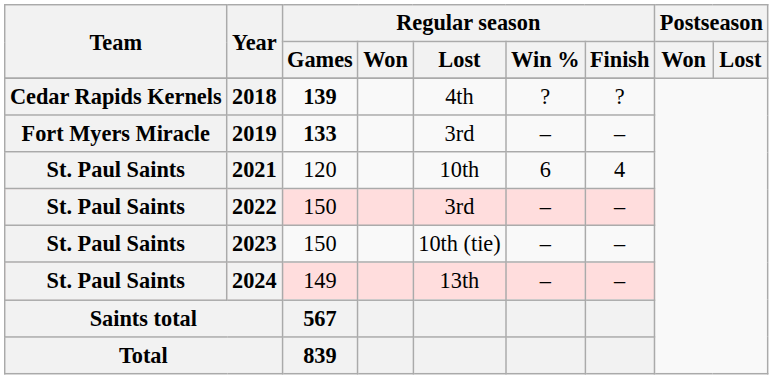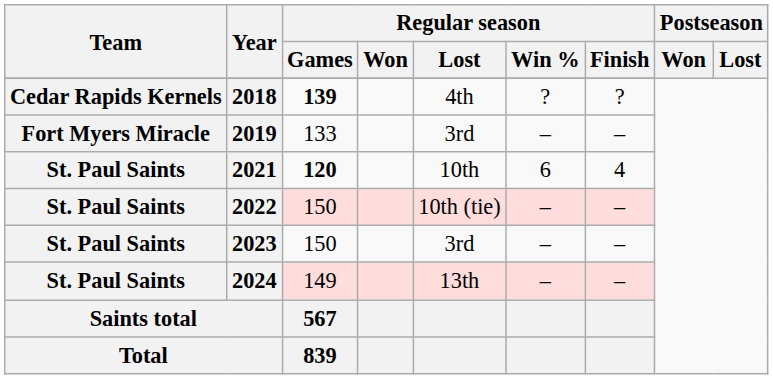(320, 133) bold -> (320, 133) normal
(320, 170) normal -> (320, 170) bold
(459, 207) 3rd -> (459, 207) 10th (tie)
(459, 244) 10th (tie) -> (459, 244) 3rd
